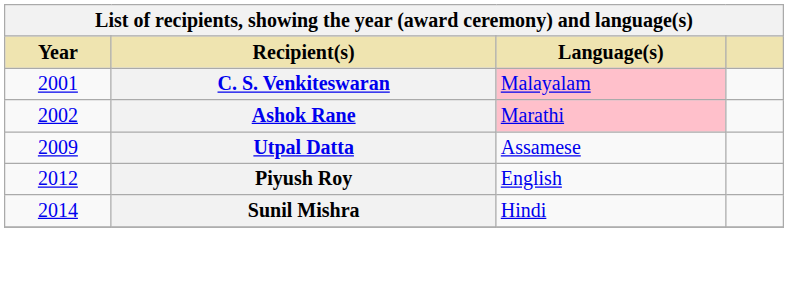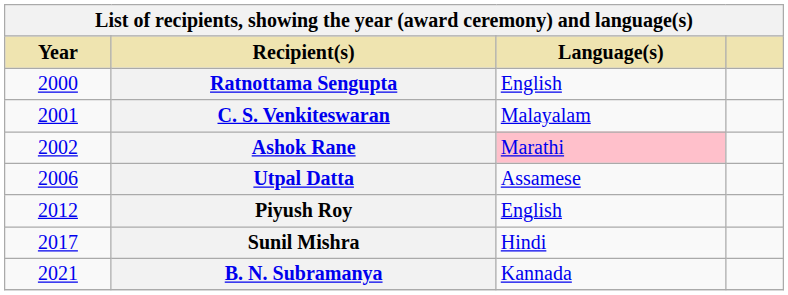+ row: (304, 83)
(546, 83) pink background -> (546, 115) no background
(58, 147) 2009 -> (58, 178) 2006
(58, 210) 2014 -> (58, 242) 2017
+ row: (304, 274)
